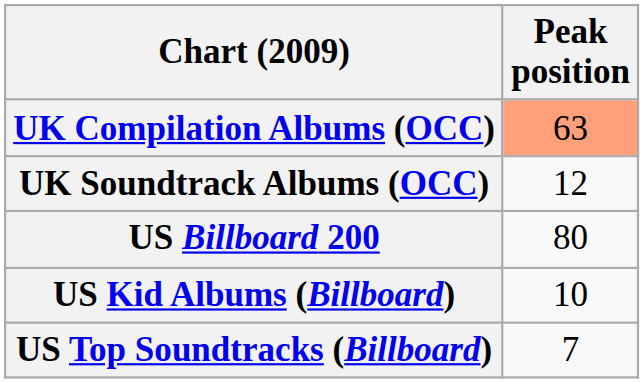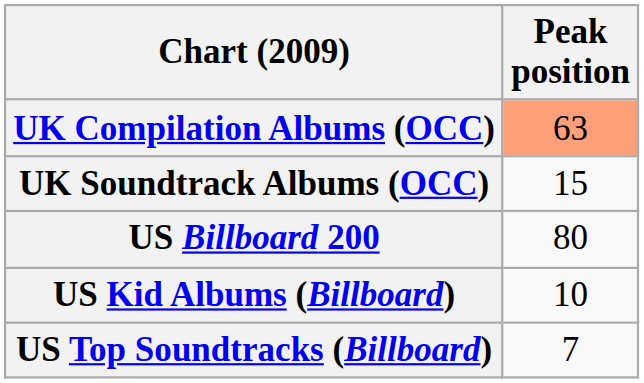(571, 182) 12 -> (571, 182) 15
